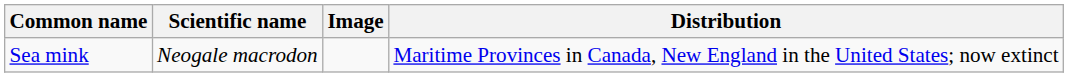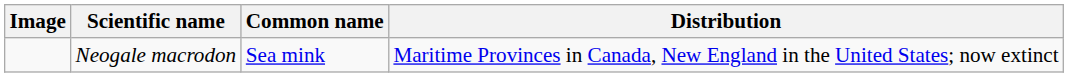columns swapped: (356, 21) <-> (78, 21)
